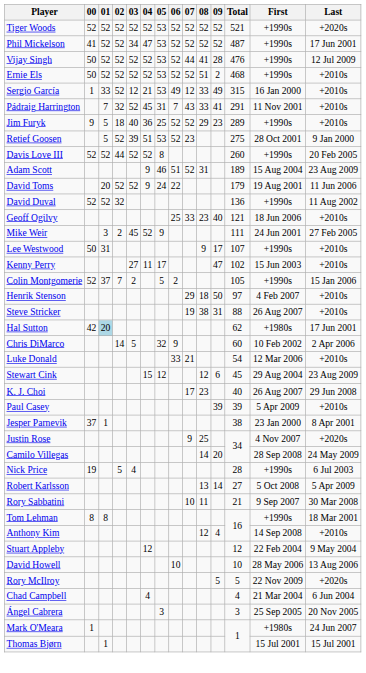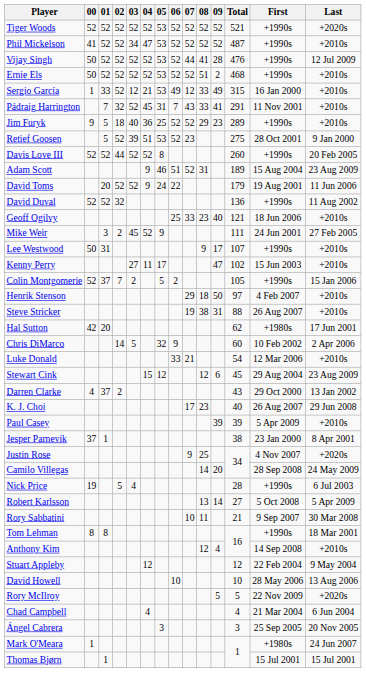(333, 44) 17 Jun 2001 -> (333, 44) +2010s
(106, 328) lightblue background -> (106, 328) no background
+ row: (34, 391)
